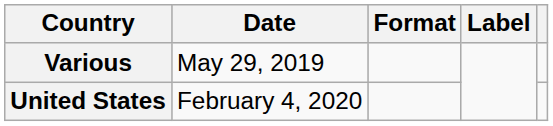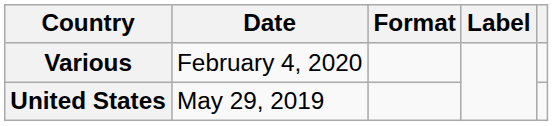(251, 62) May 29, 2019 -> (270, 62) February 4, 2020
(270, 100) February 4, 2020 -> (251, 100) May 29, 2019
